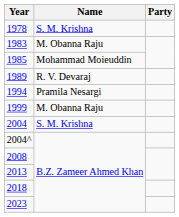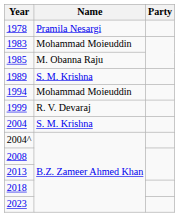(64, 28) S. M. Krishna -> (69, 28) Pramila Nesargi
(70, 44) M. Obanna Raju -> (84, 44) Mohammad Moieuddin
(84, 60) Mohammad Moieuddin -> (70, 60) M. Obanna Raju
(63, 76) R. V. Devaraj -> (64, 76) S. M. Krishna
(69, 92) Pramila Nesargi -> (84, 92) Mohammad Moieuddin
(70, 108) M. Obanna Raju -> (63, 108) R. V. Devaraj
